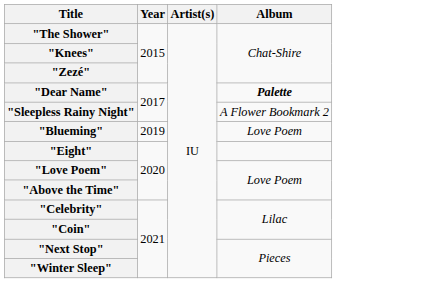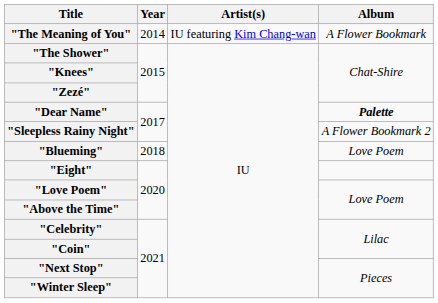+ row: (71, 33)
(153, 131) 2019 -> (153, 151) 2018
